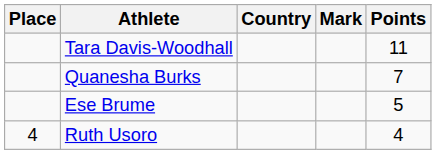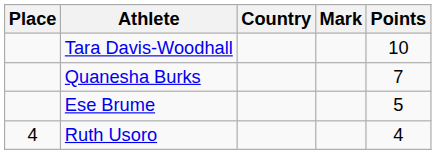(398, 47) 11 -> (398, 47) 10
